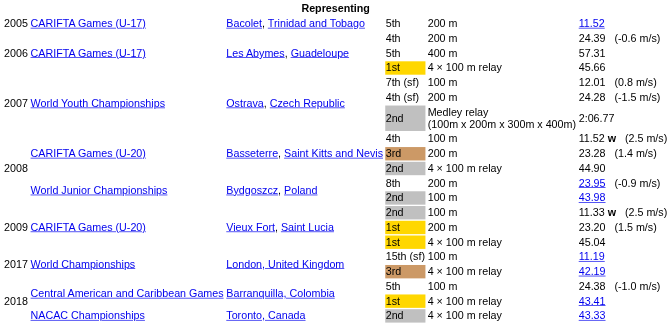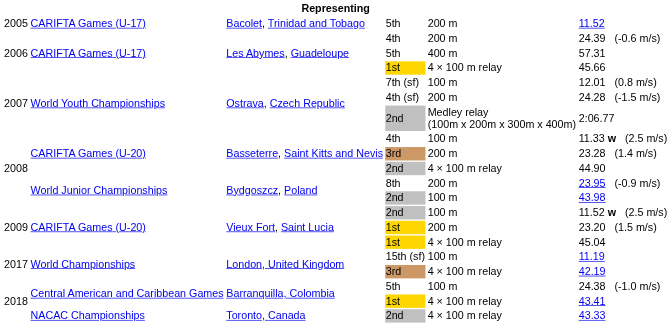(623, 139) 11.52 w (2.5 m/s) -> (623, 139) 11.33 w (2.5 m/s)
(623, 212) 11.33 w (2.5 m/s) -> (623, 212) 11.52 w (2.5 m/s)
